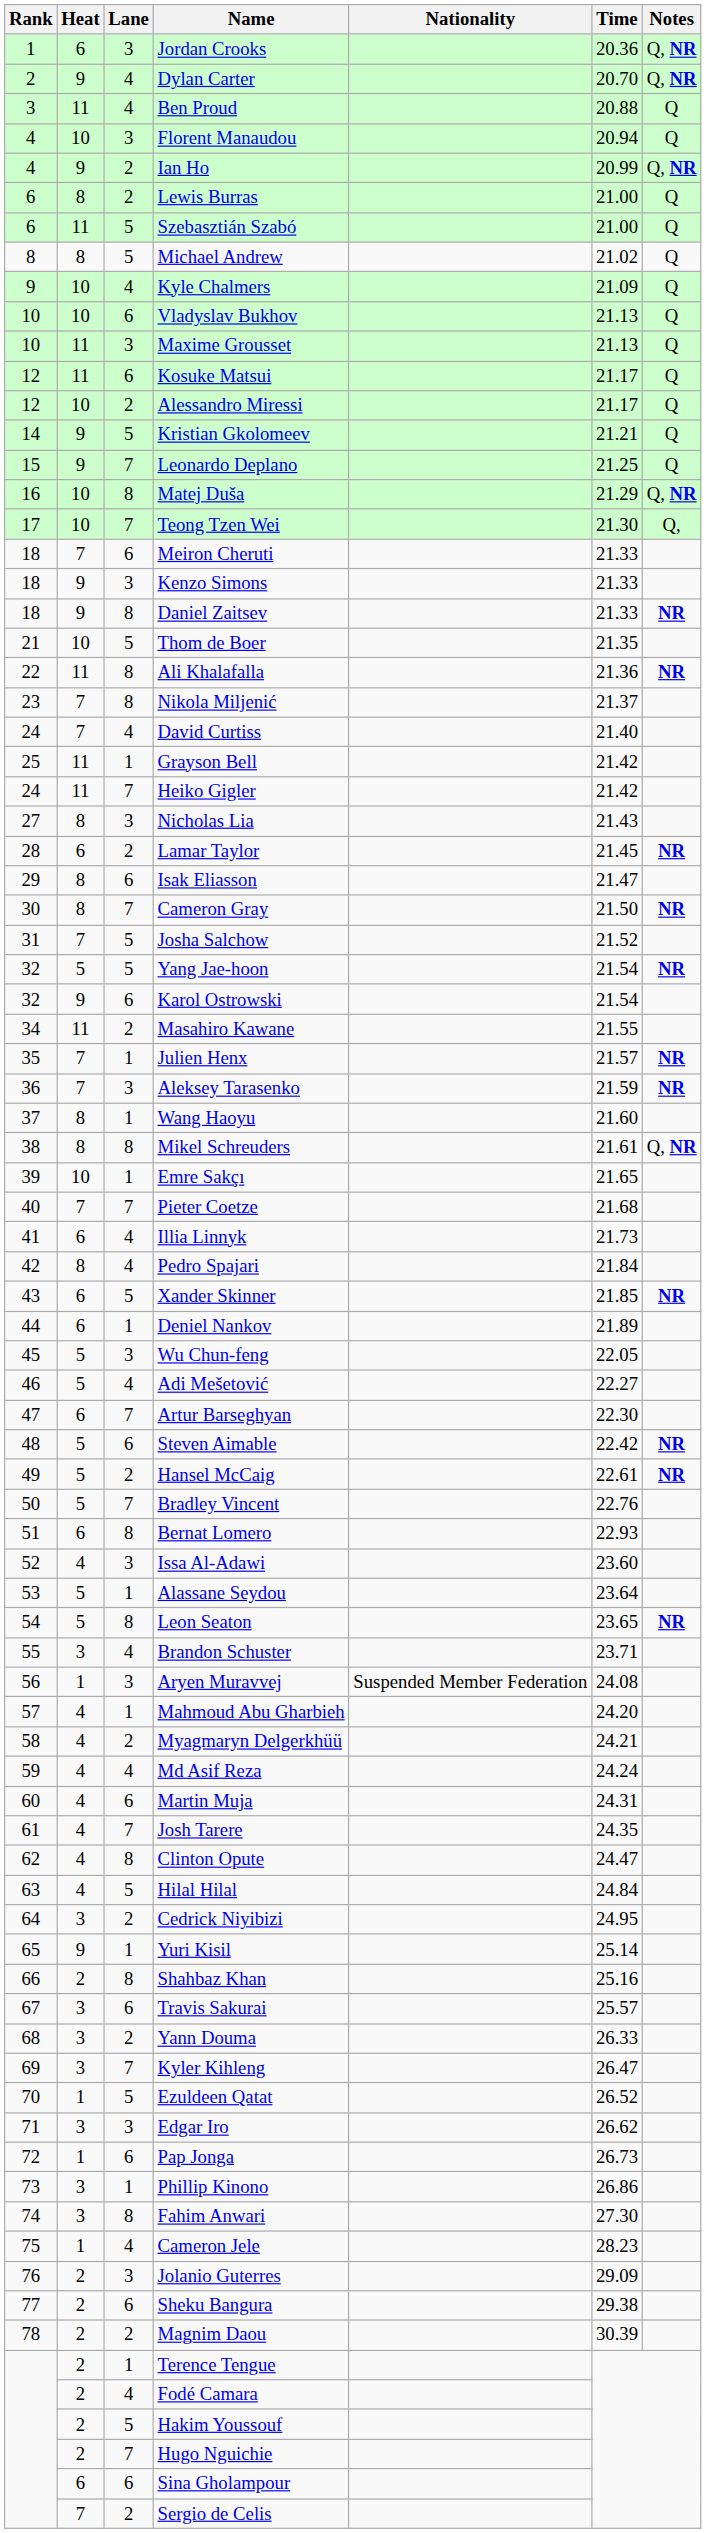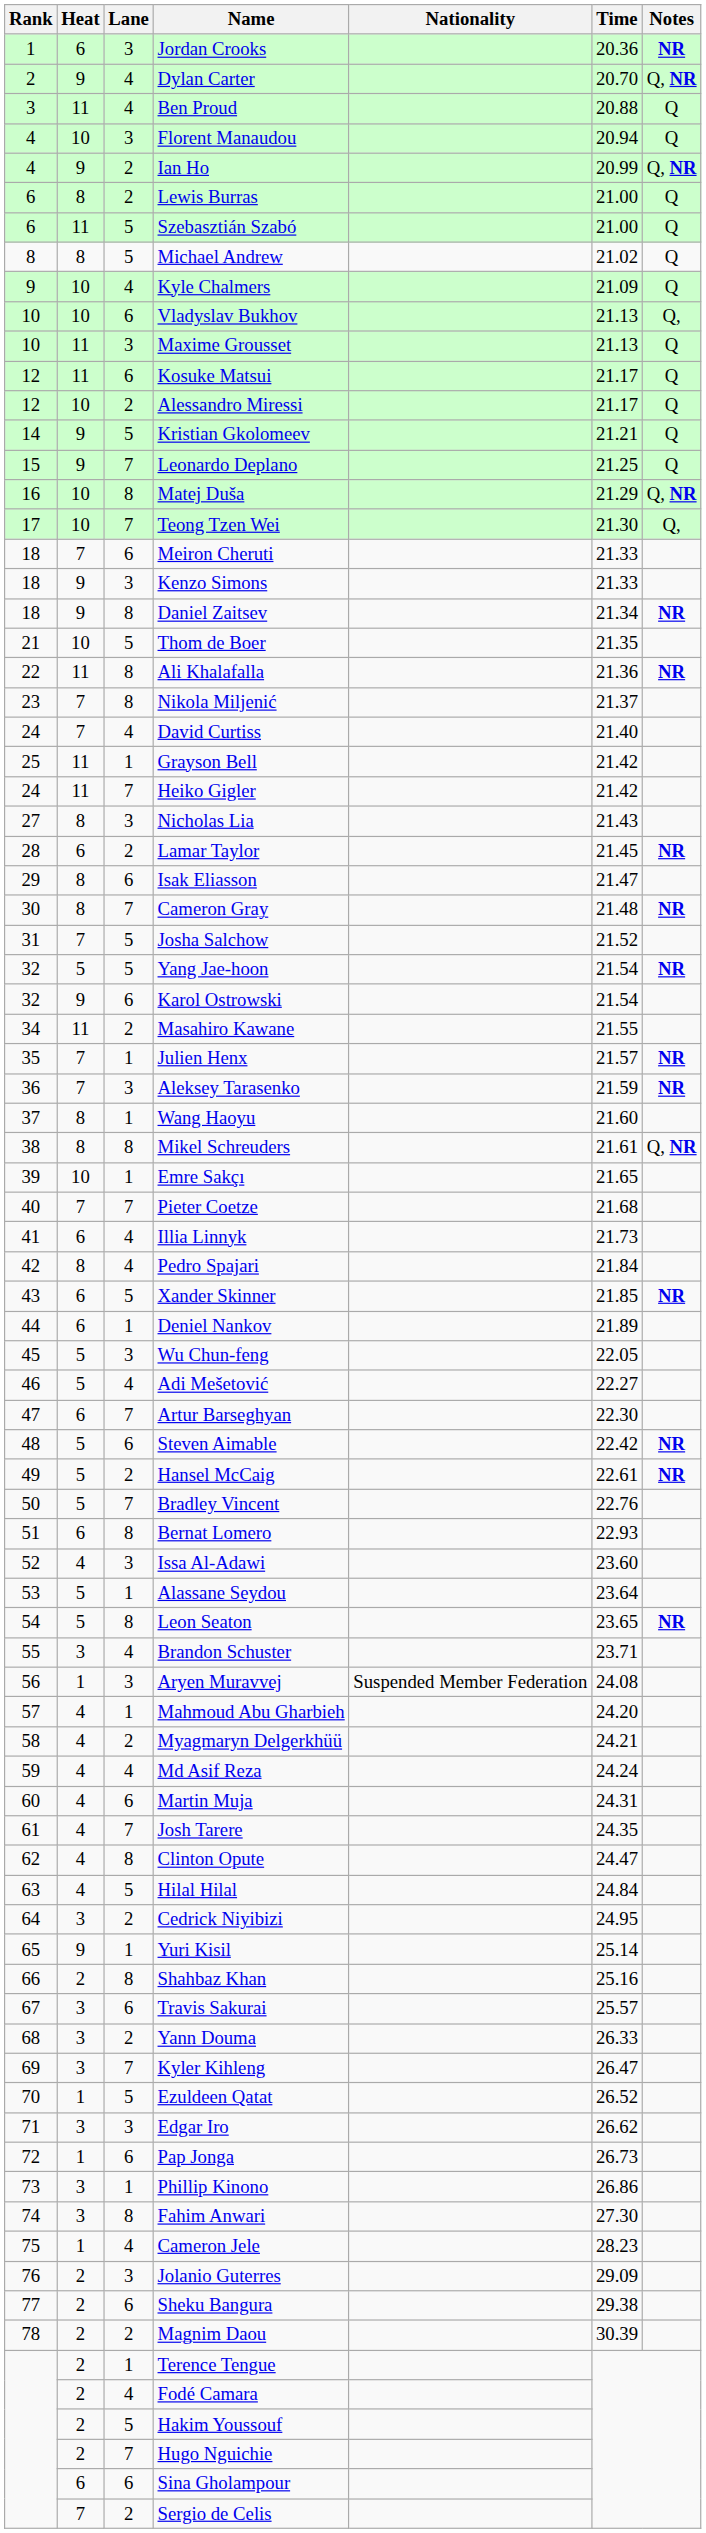(672, 49) Q, NR -> (672, 49) NR
(672, 316) Q -> (672, 316) Q,
(617, 613) 21.33 -> (617, 613) 21.34
(617, 910) 21.50 -> (617, 910) 21.48
